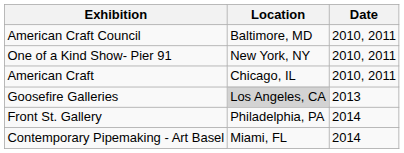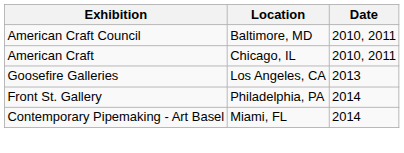- row: (90, 55)
(278, 96) lightgrey background -> (278, 76) no background
